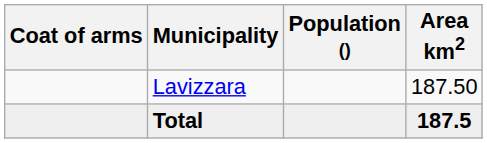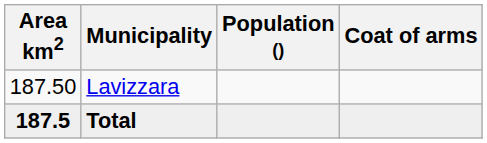columns swapped: (76, 36) <-> (444, 36)
